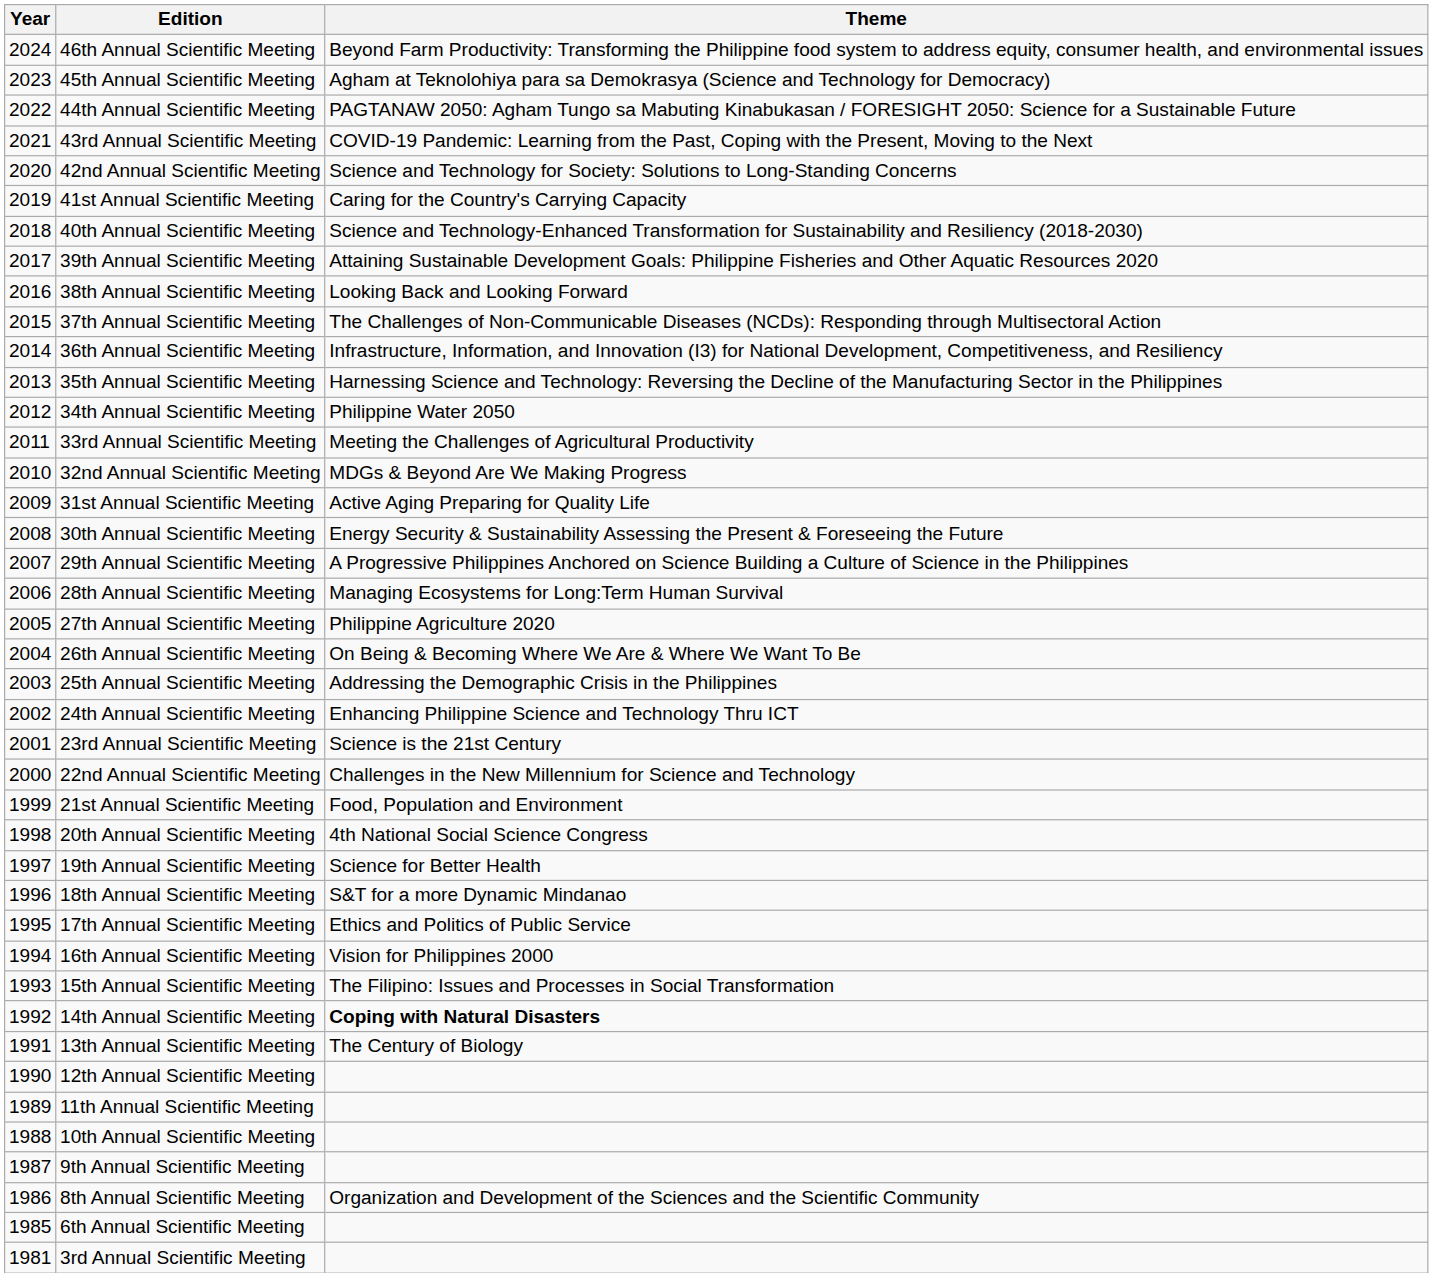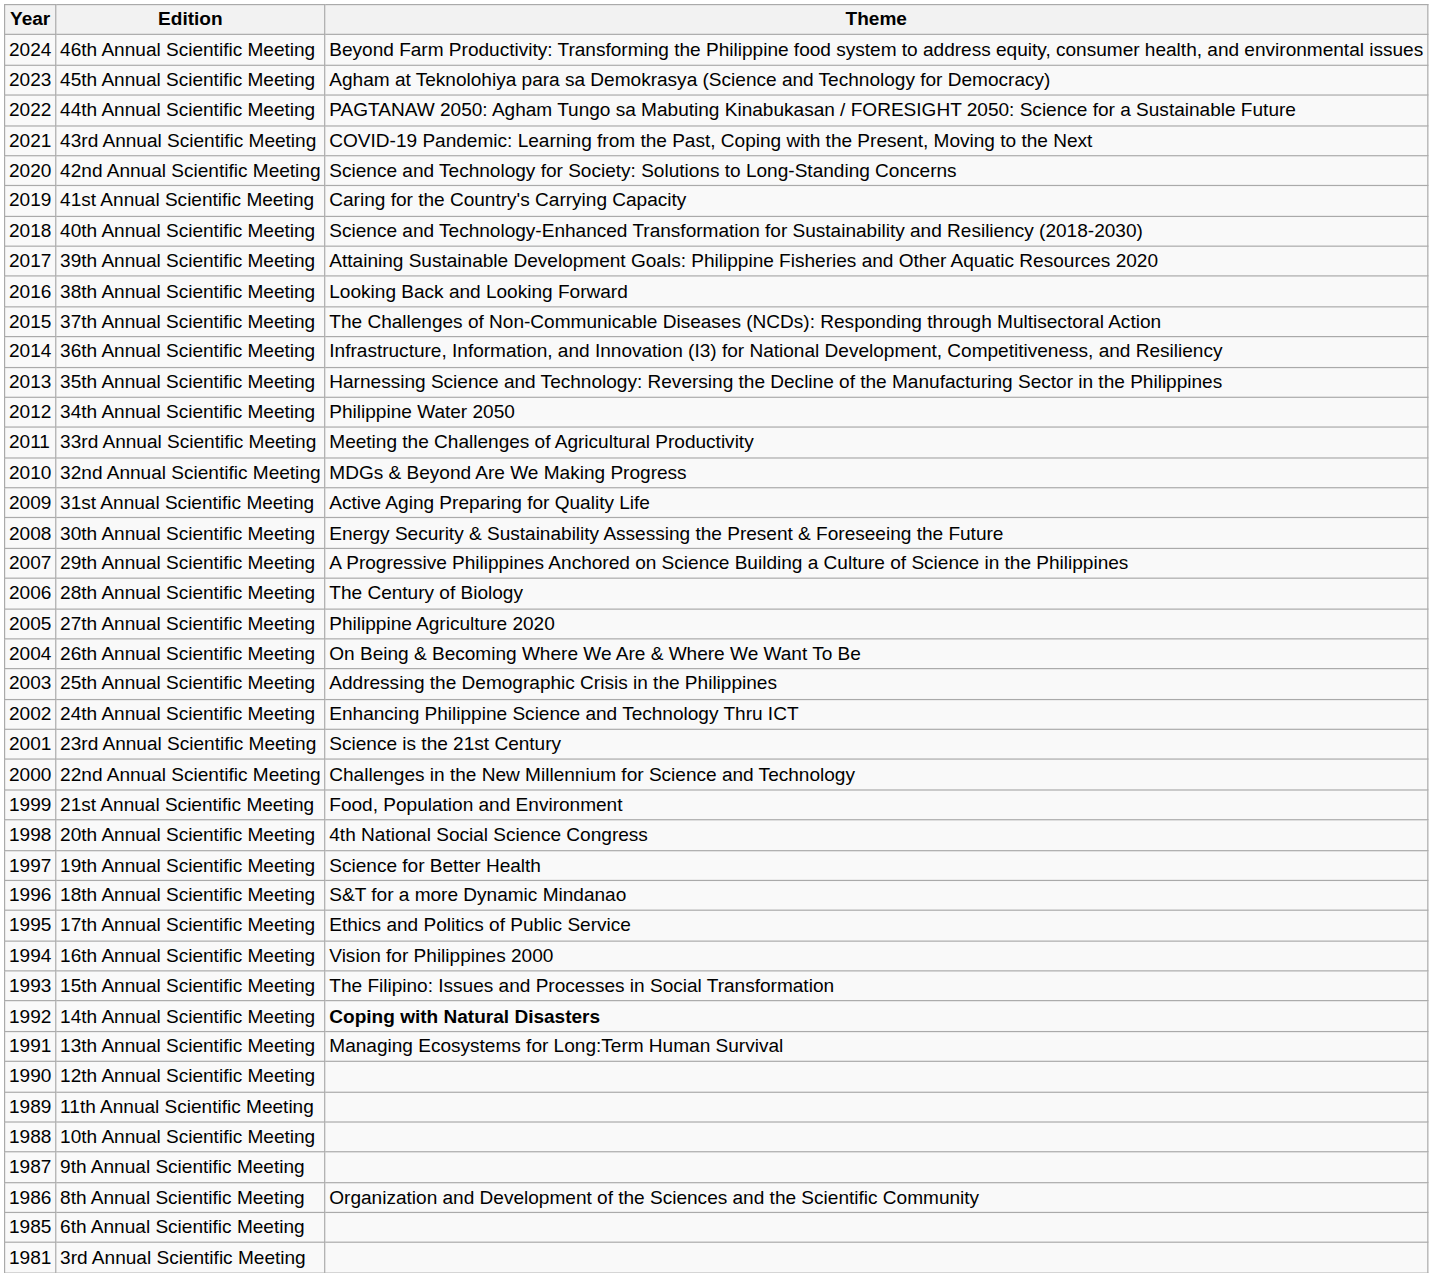(556, 593) Managing Ecosystems for Long:Term Human Survival -> (426, 593) The Century of Biology
(426, 1046) The Century of Biology -> (556, 1046) Managing Ecosystems for Long:Term Human Survival
